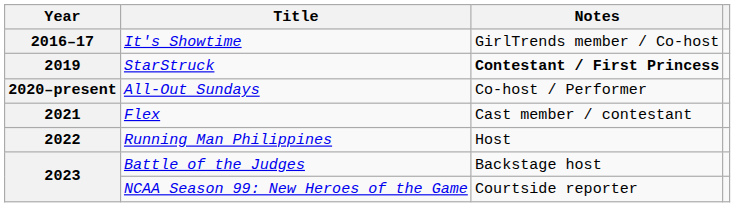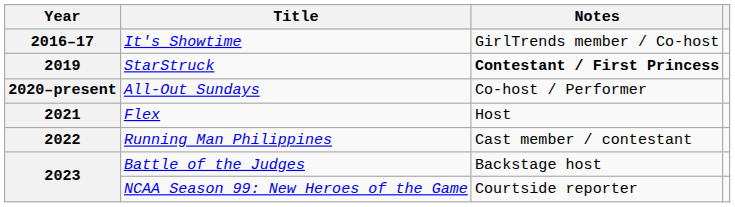(584, 115) Cast member / contestant -> (493, 115) Host
(493, 140) Host -> (584, 140) Cast member / contestant
